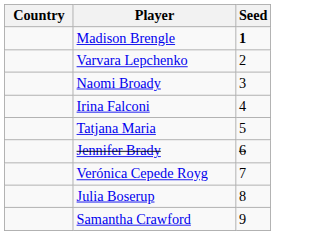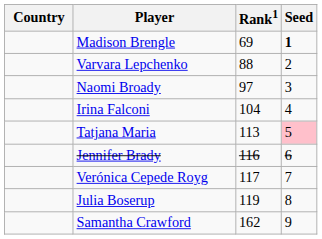+ column: (258, 17)
(242, 128) no background -> (288, 132) pink background
